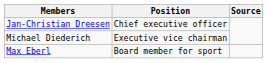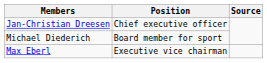(170, 38) Executive vice chairman -> (168, 38) Board member for sport
(168, 51) Board member for sport -> (170, 51) Executive vice chairman
